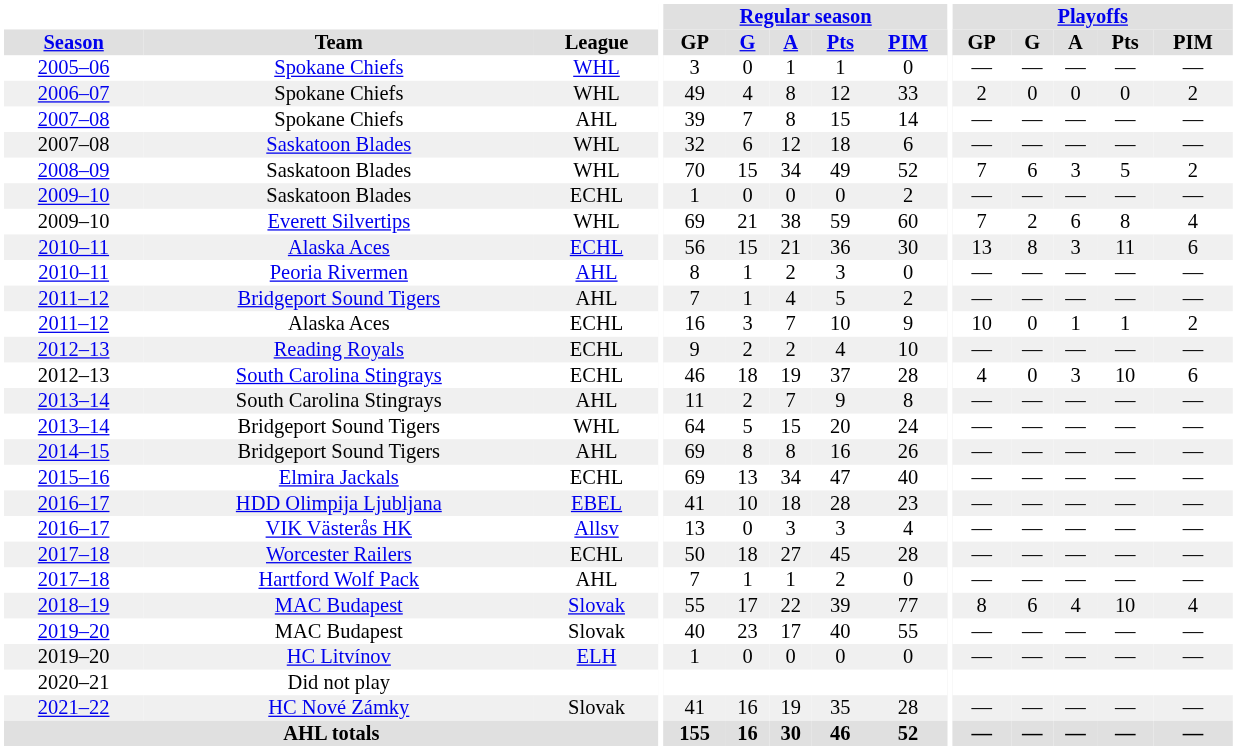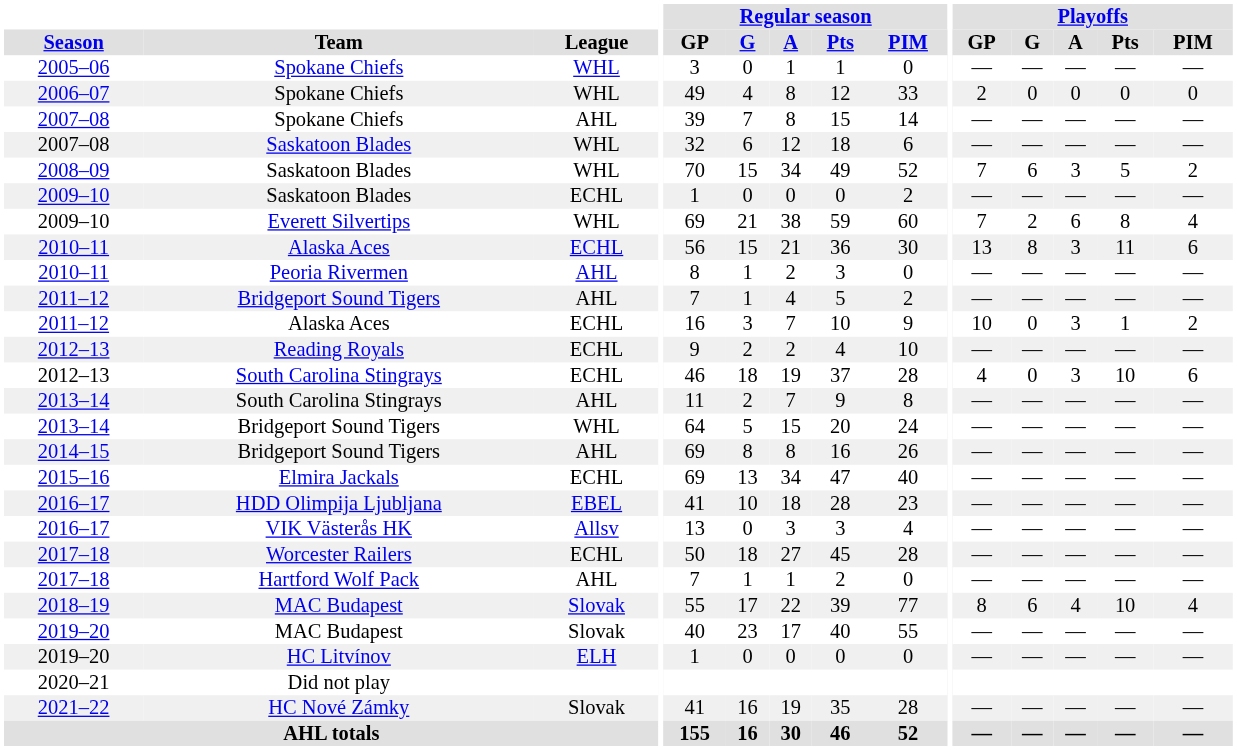(1193, 93) 2 -> (1193, 93) 0
(1076, 323) 1 -> (1076, 323) 3
